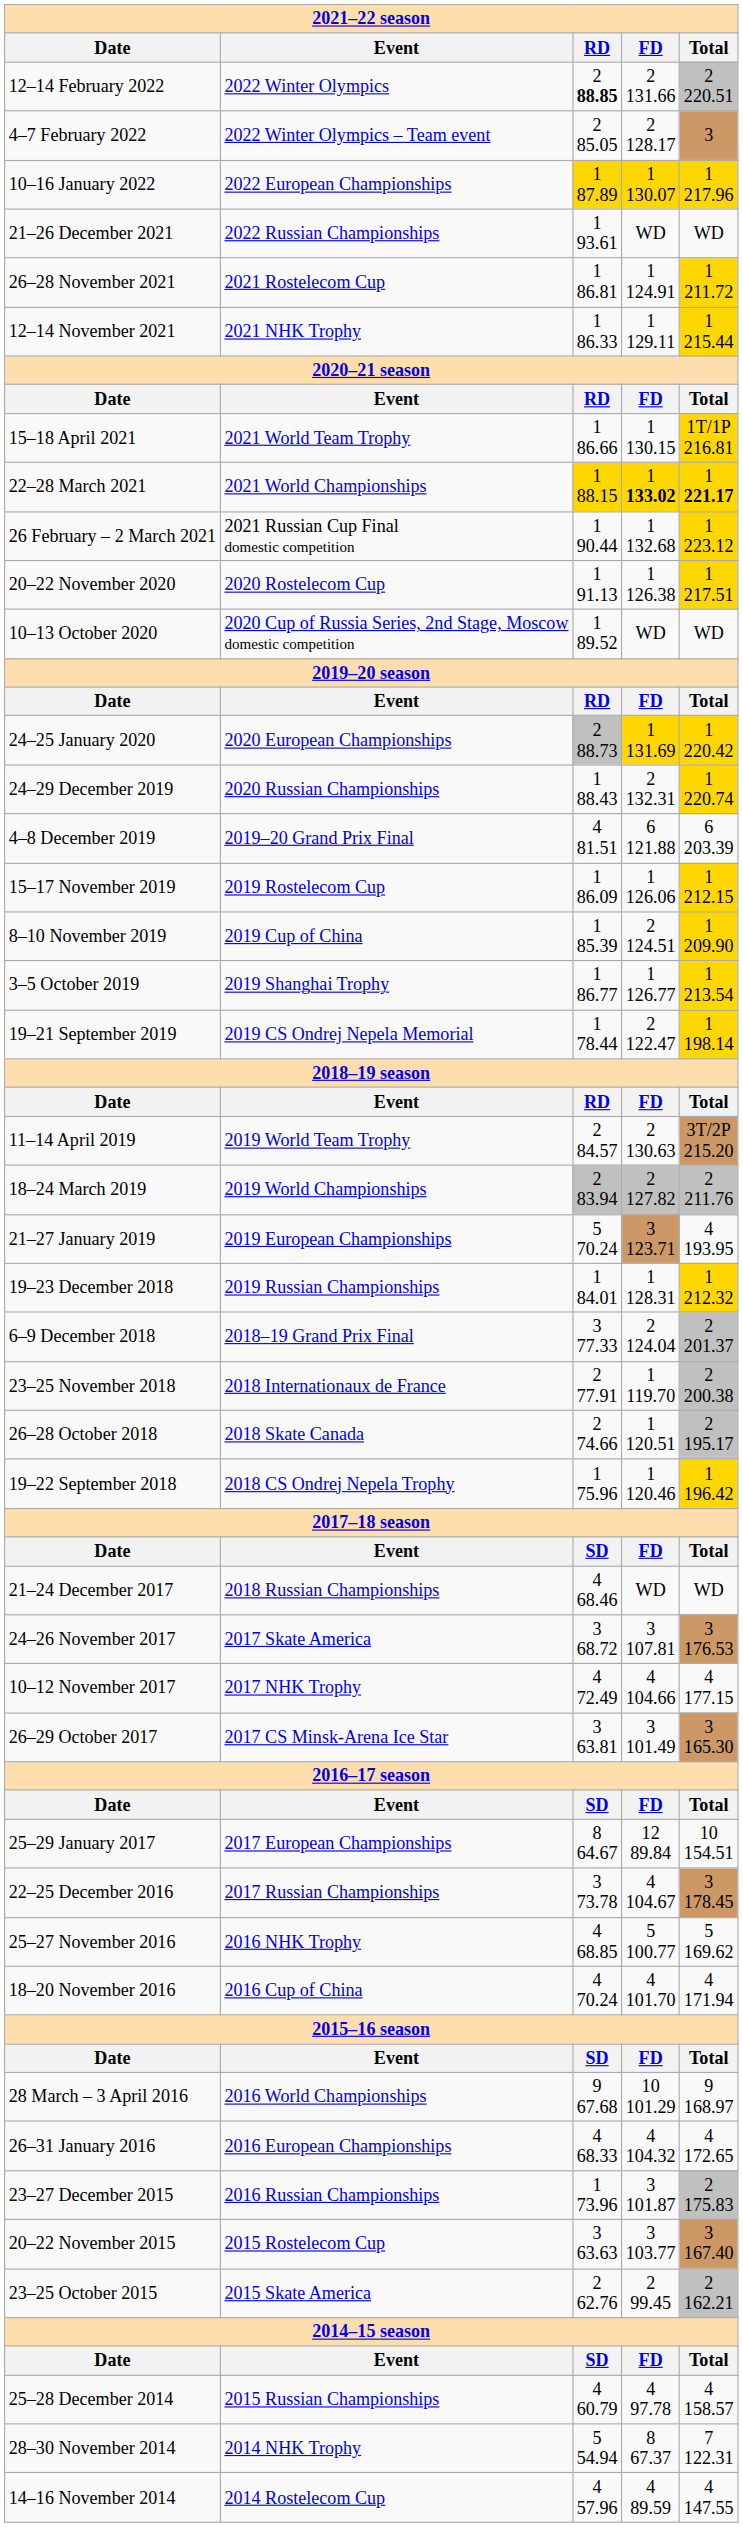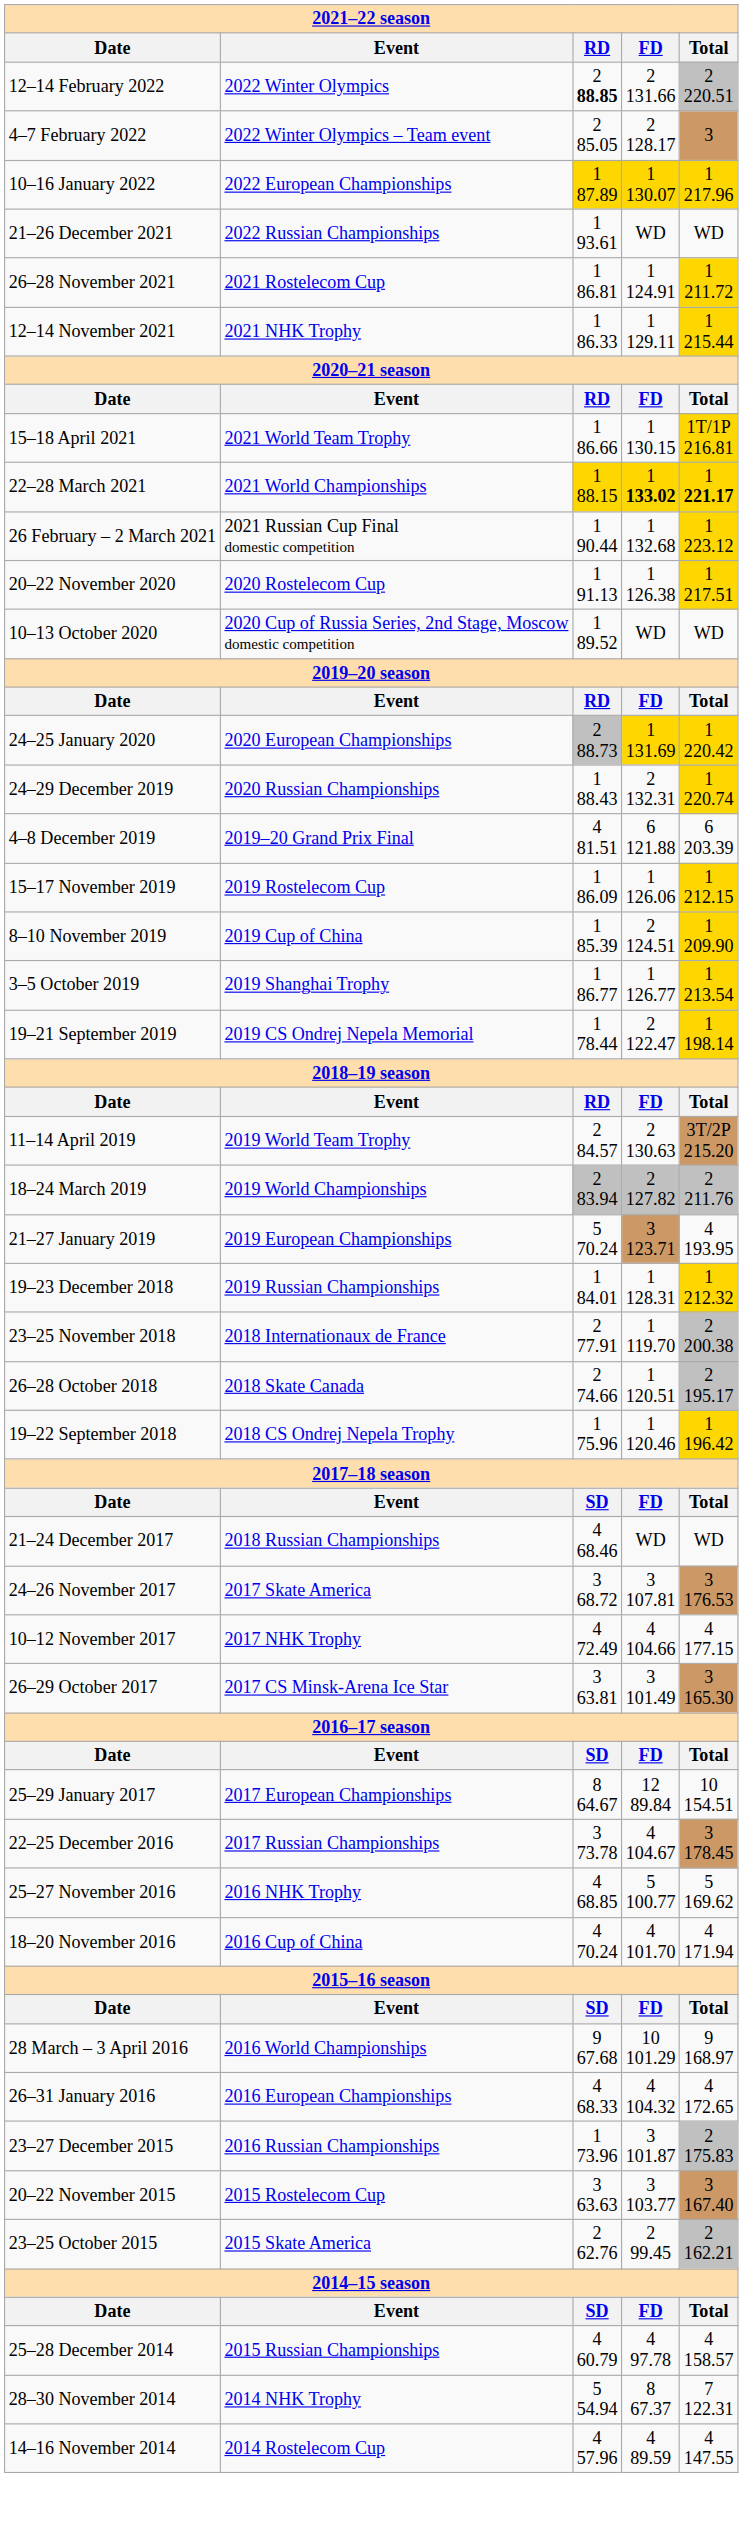- row: (82, 1336)
